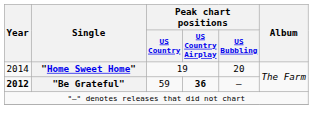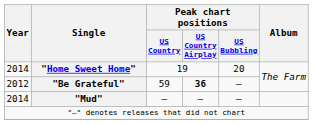(18, 84) bold -> (18, 84) normal
+ row: (89, 99)
